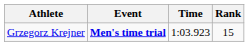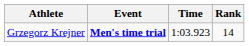(228, 32) 15 -> (228, 32) 14
